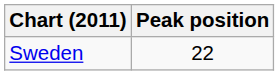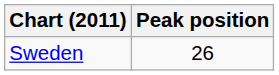(203, 53) 22 -> (203, 53) 26
